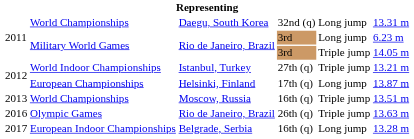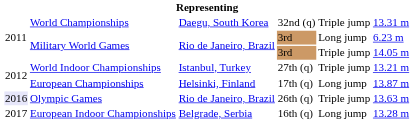(343, 22) Long jump -> (344, 22) Triple jump
- row: (79, 98)
(16, 113) no background -> (16, 98) lavender background
